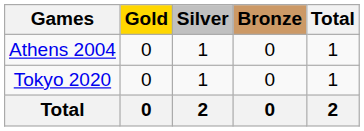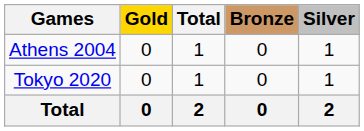columns swapped: (203, 19) <-> (333, 19)
